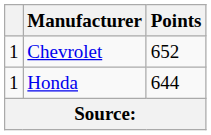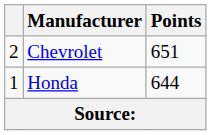(14, 51) 1 -> (14, 51) 2
(165, 51) 652 -> (165, 51) 651
